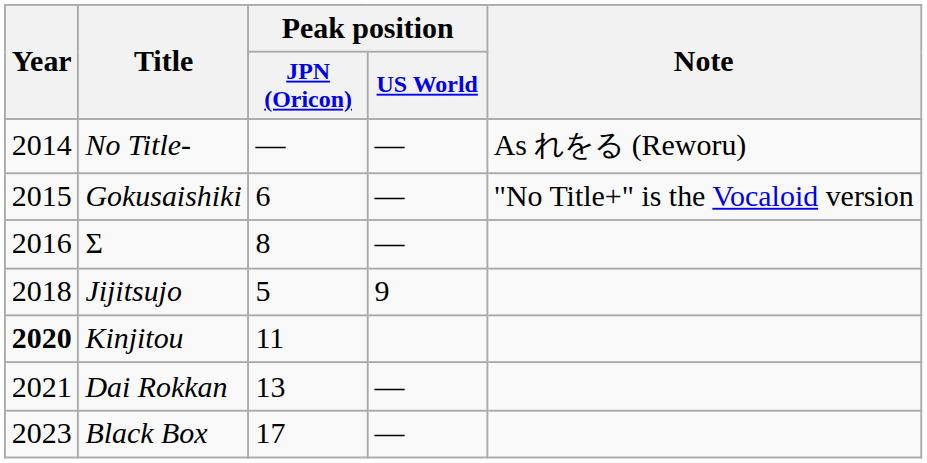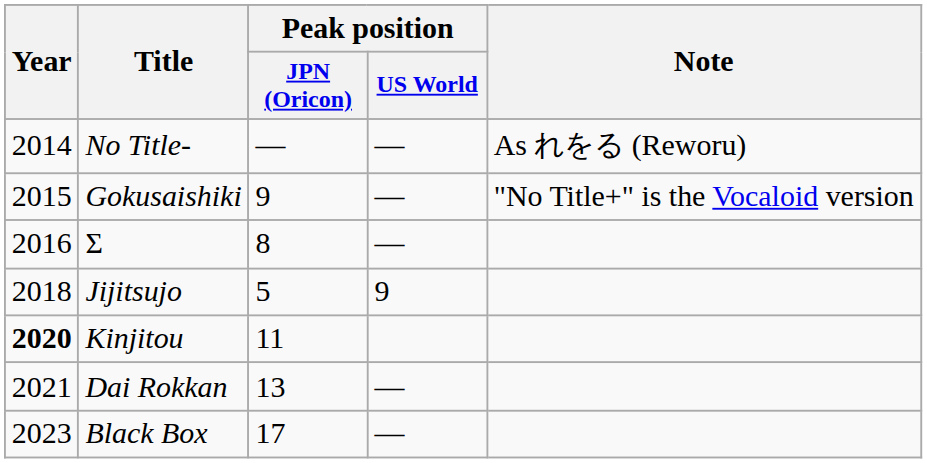(263, 196) 6 -> (263, 196) 9
